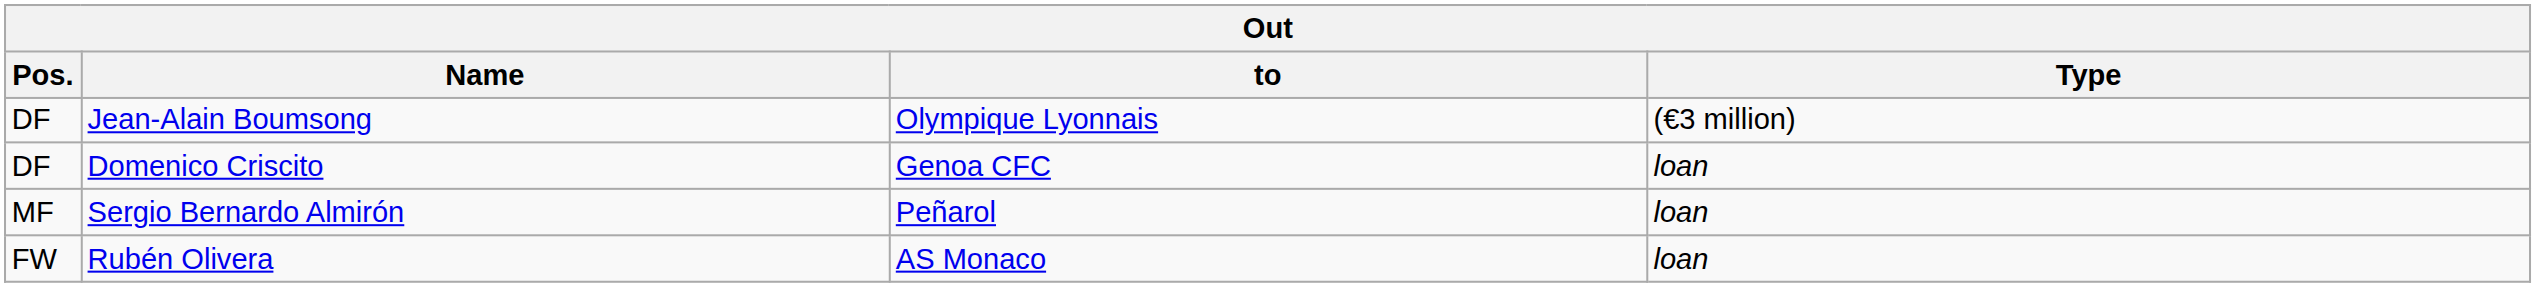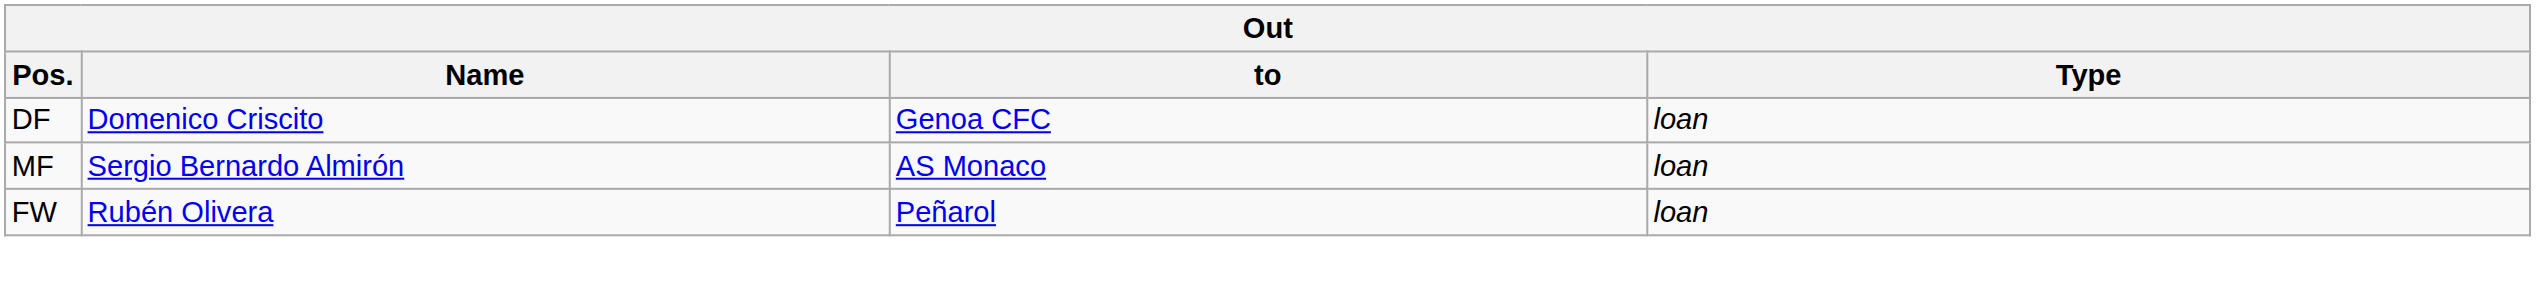- row: (230, 120)
(946, 212) Peñarol -> (971, 166) AS Monaco
(971, 258) AS Monaco -> (946, 212) Peñarol
